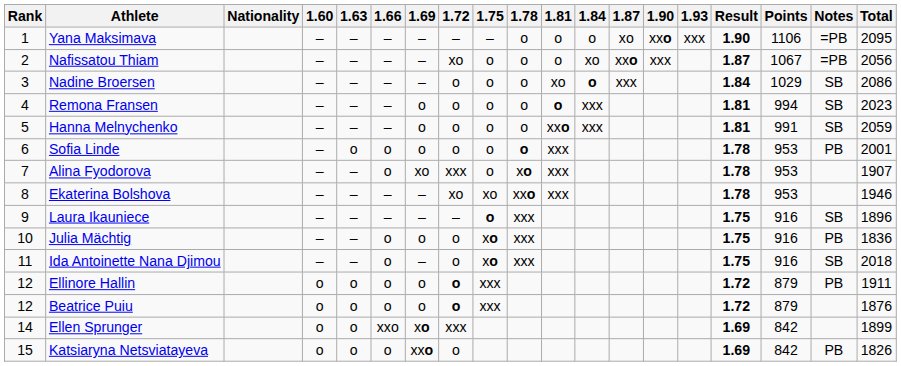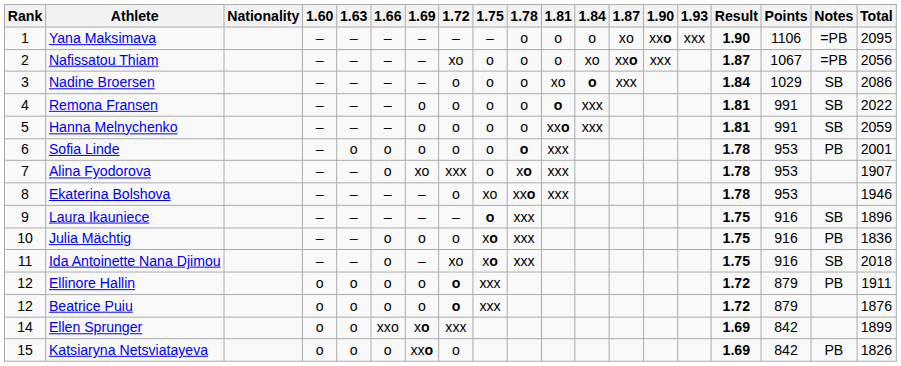(786, 105) 994 -> (786, 105) 991
(876, 105) 2023 -> (876, 105) 2022
(456, 194) xo -> (456, 194) o
(456, 261) o -> (456, 261) xo
